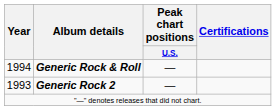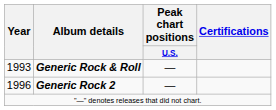(19, 68) 1994 -> (19, 68) 1993
(19, 85) 1993 -> (19, 85) 1996
